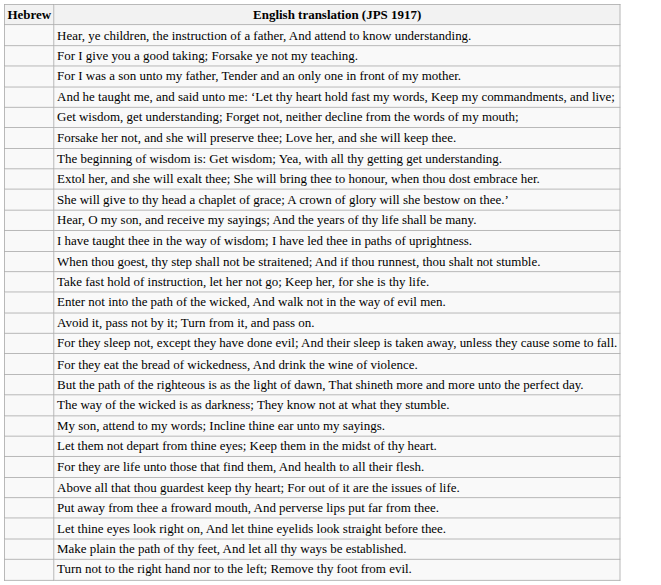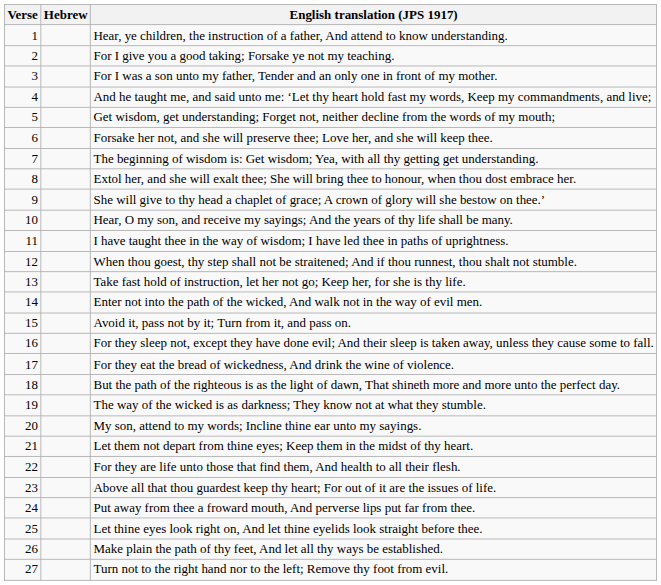+ column: (23, 14)
